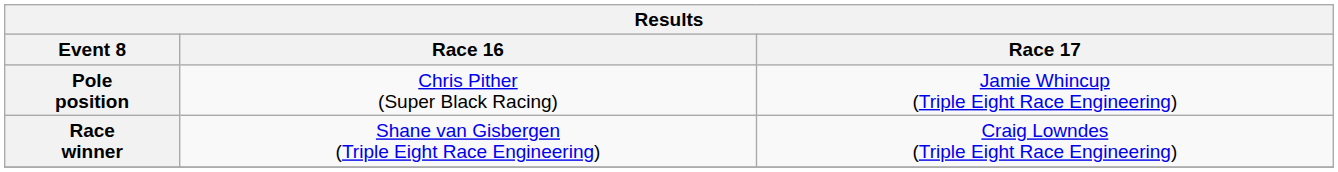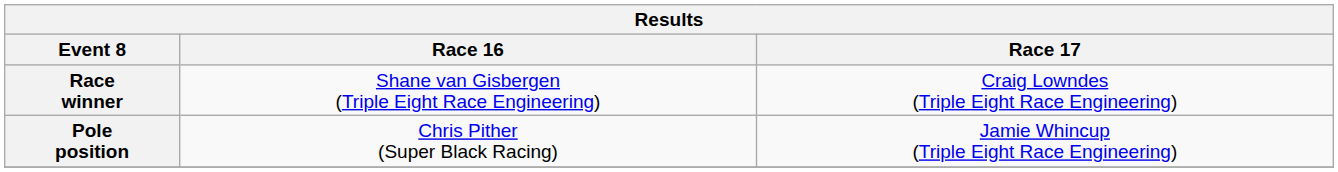rows swapped: (92, 90) <-> (92, 141)
